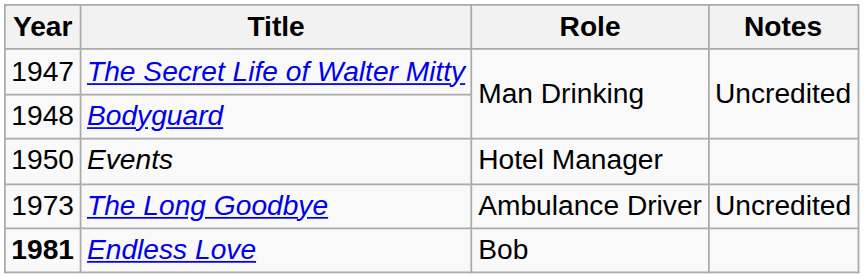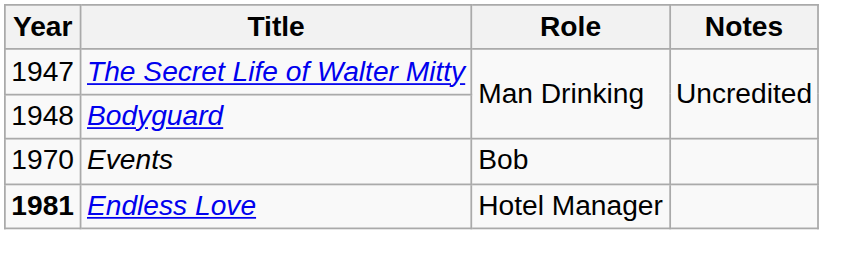(43, 160) 1950 -> (43, 160) 1970
(571, 160) Hotel Manager -> (503, 160) Bob
- row: (208, 205)
(503, 250) Bob -> (571, 205) Hotel Manager
